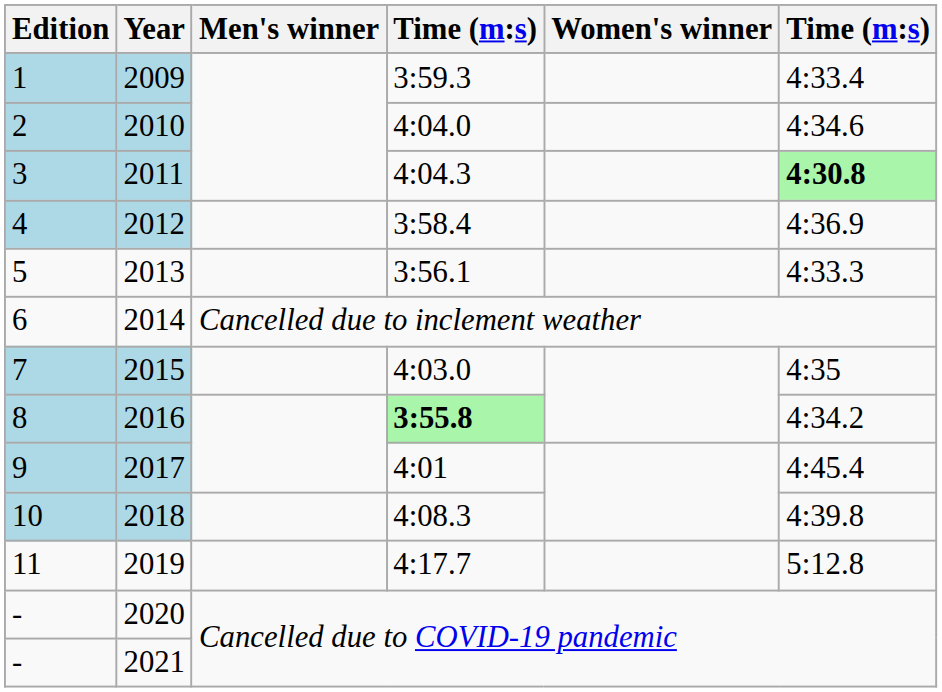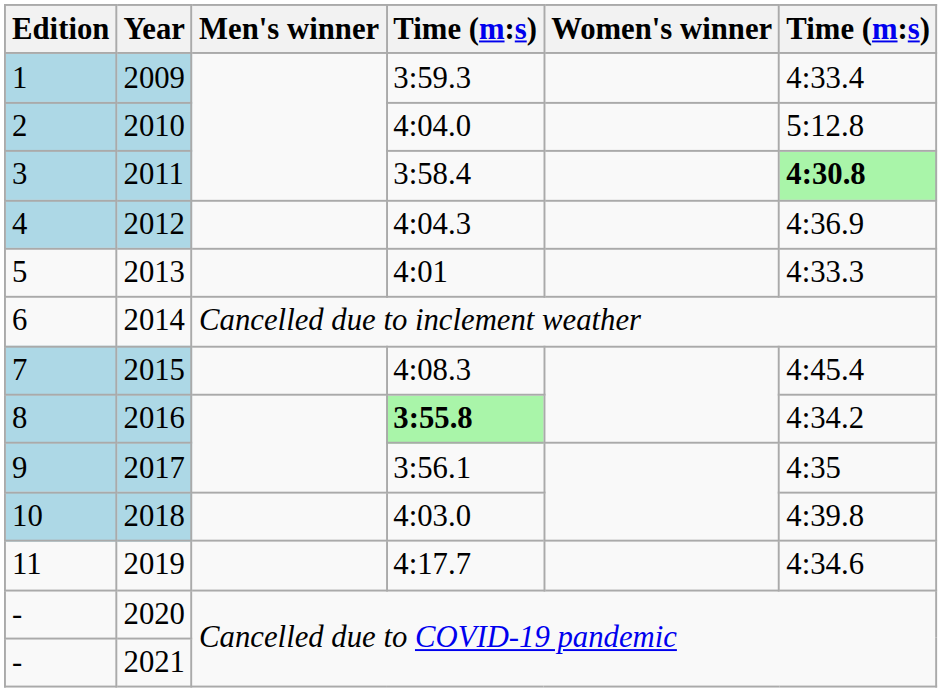(825, 126) 4:34.6 -> (825, 126) 5:12.8
(432, 175) 4:04.3 -> (432, 175) 3:58.4
(432, 223) 3:58.4 -> (432, 223) 4:04.3
(432, 272) 3:56.1 -> (421, 272) 4:01
(432, 369) 4:03.0 -> (432, 369) 4:08.3
(814, 369) 4:35 -> (825, 369) 4:45.4
(421, 467) 4:01 -> (432, 467) 3:56.1
(825, 467) 4:45.4 -> (814, 467) 4:35
(432, 516) 4:08.3 -> (432, 516) 4:03.0
(825, 564) 5:12.8 -> (825, 564) 4:34.6
